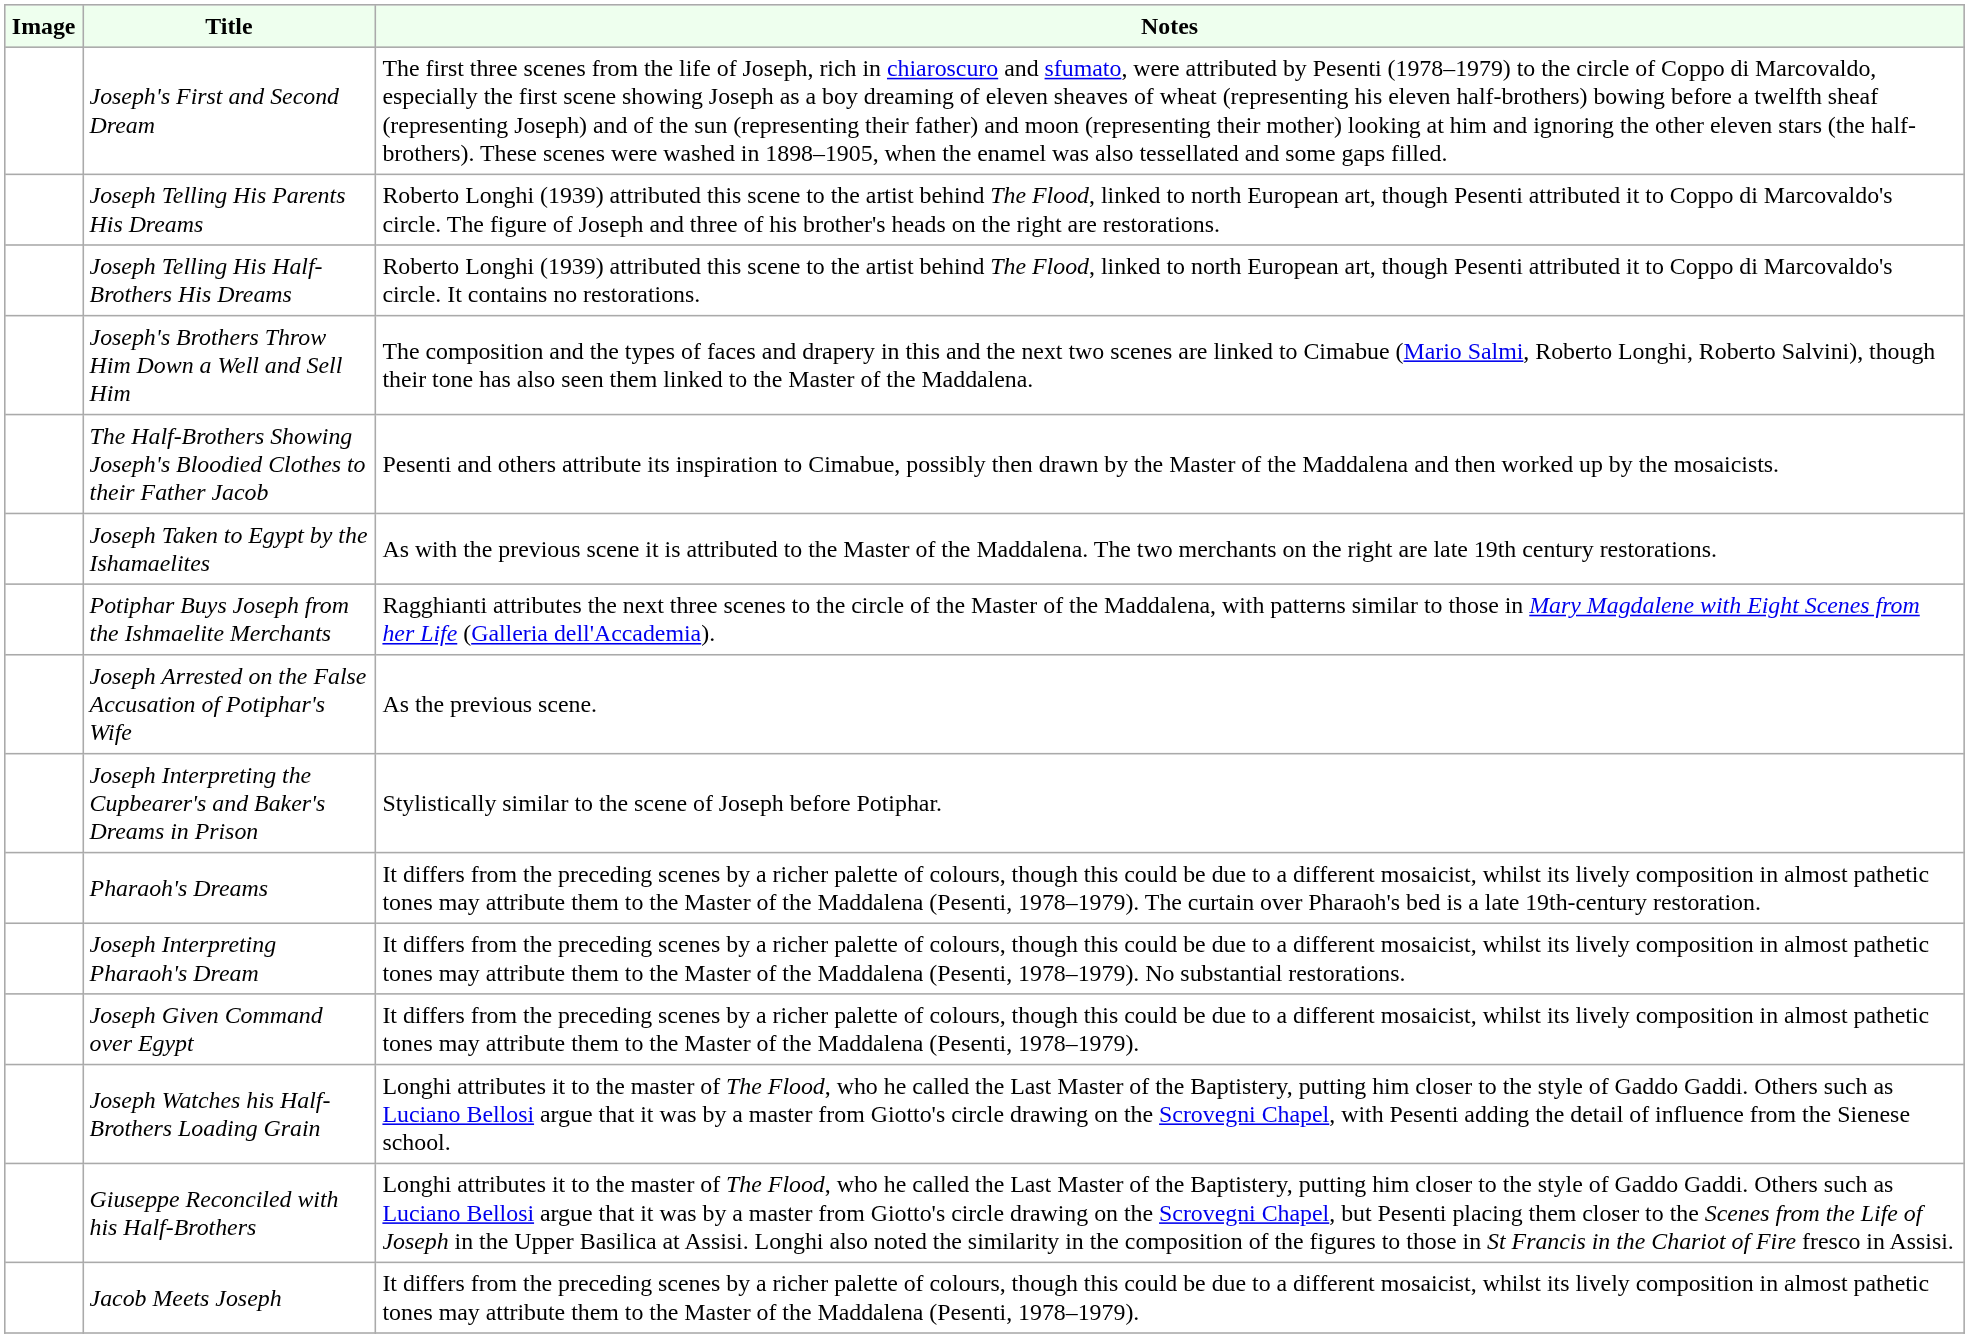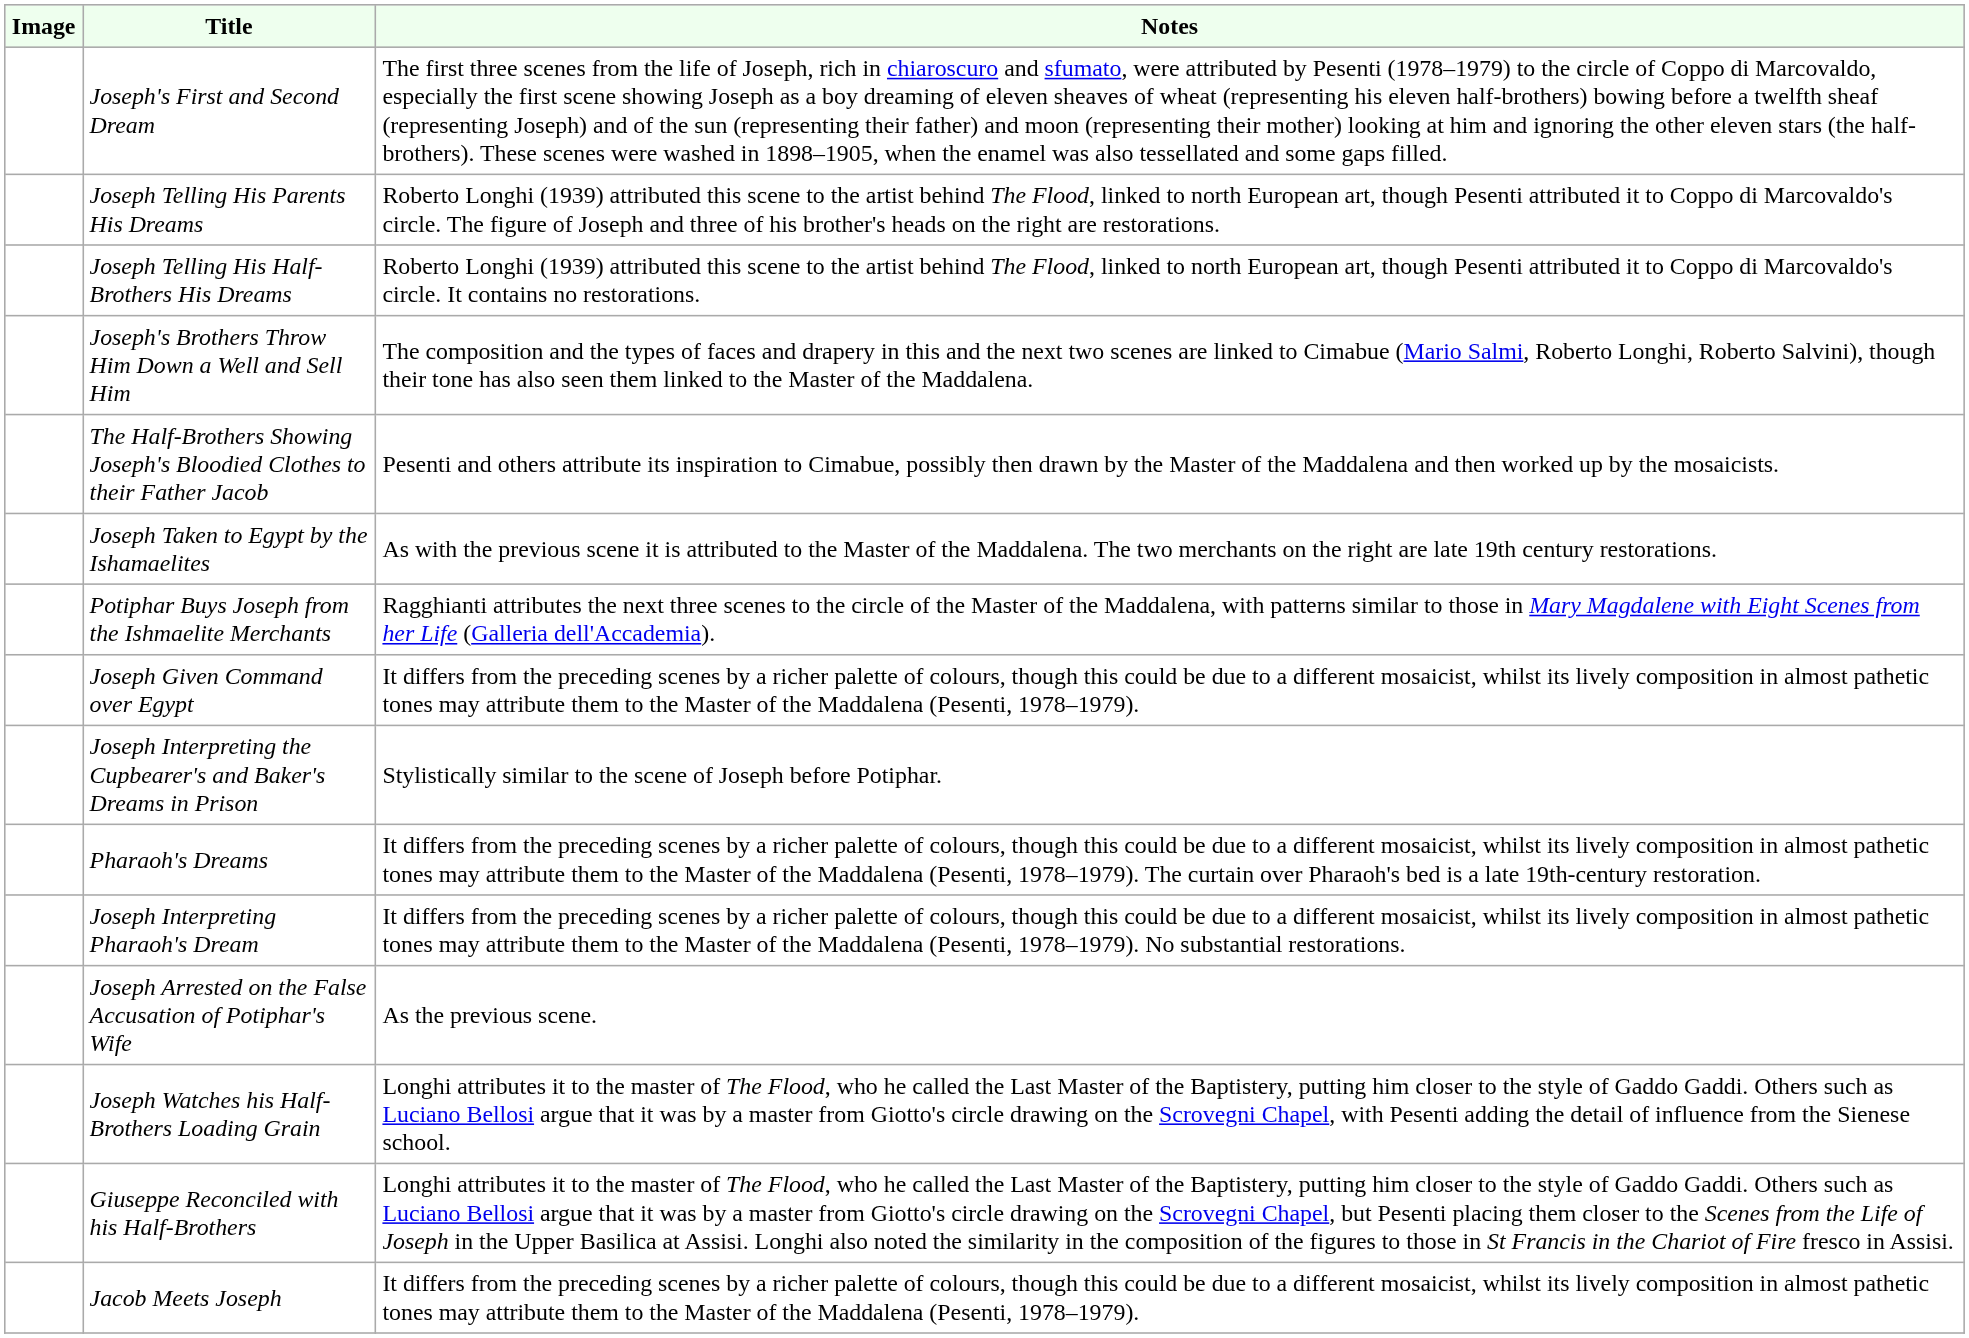rows swapped: (228, 704) <-> (206, 1029)
